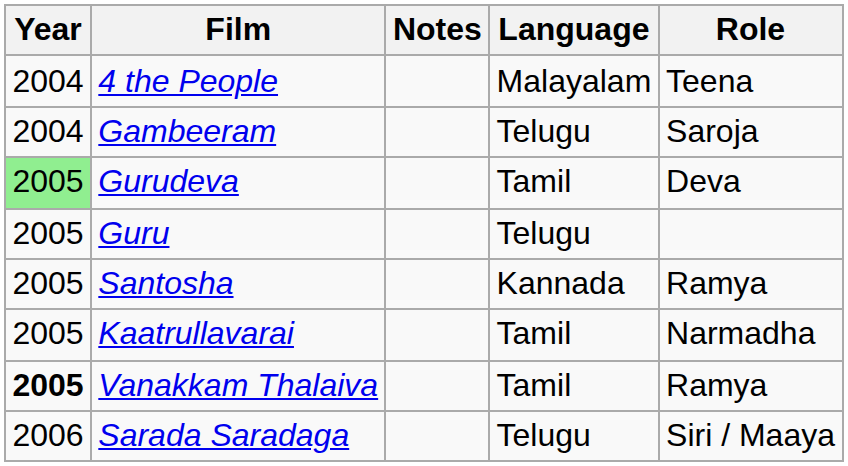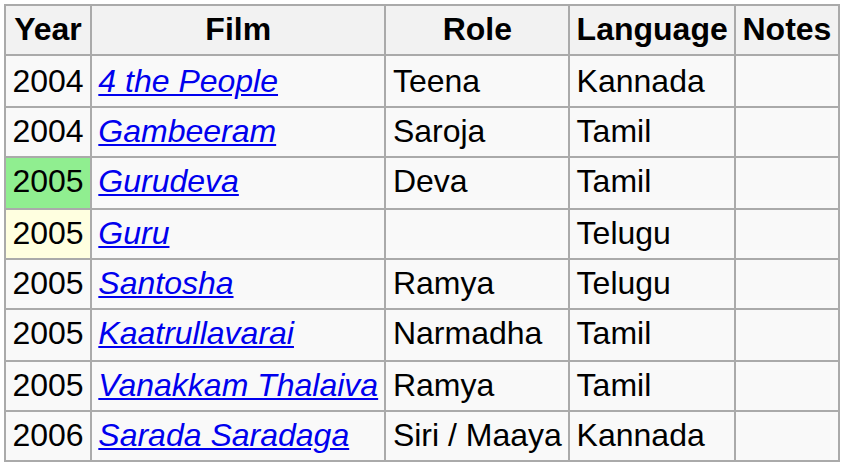columns swapped: (750, 29) <-> (437, 29)
(574, 80) Malayalam -> (641, 80) Kannada
(544, 131) Telugu -> (614, 131) Tamil
(48, 232) no background -> (48, 232) lightyellow background
(561, 283) Kannada -> (624, 283) Telugu
(48, 385) bold -> (48, 385) normal
(544, 435) Telugu -> (641, 435) Kannada
